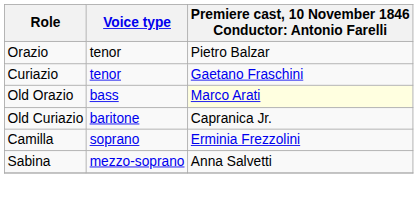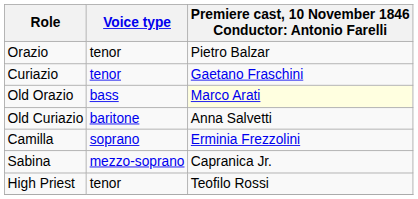(231, 118) Capranica Jr. -> (231, 118) Anna Salvetti
(231, 161) Anna Salvetti -> (231, 161) Capranica Jr.
+ row: (41, 183)
